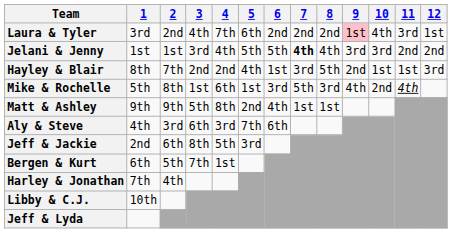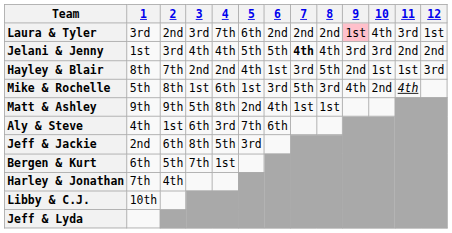(199, 32) 4th -> (199, 32) 3rd
(173, 51) 1st -> (173, 51) 3rd
(199, 51) 3rd -> (199, 51) 4th
(173, 126) 3rd -> (173, 126) 1st
